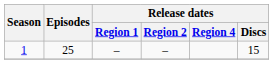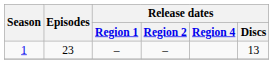(68, 50) 25 -> (68, 50) 23
(253, 50) 15 -> (253, 50) 13
